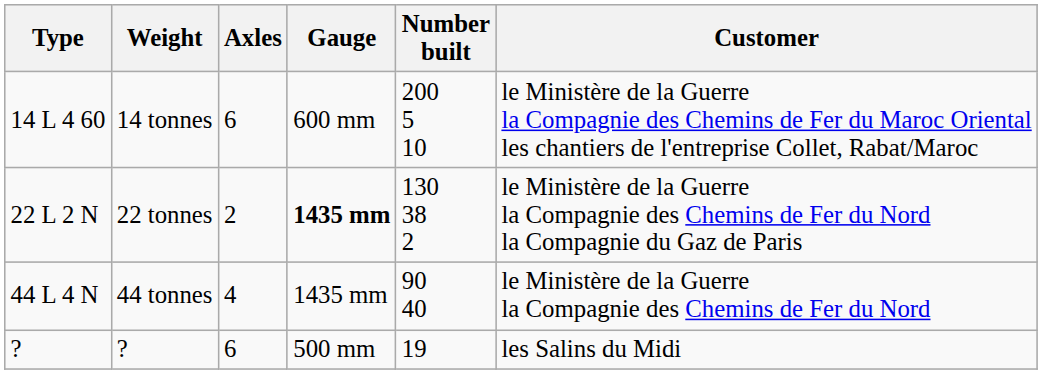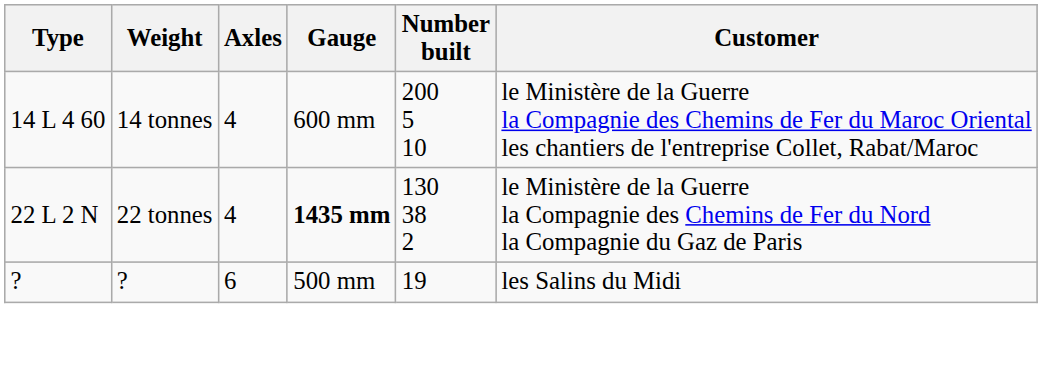(230, 119) 6 -> (230, 119) 4
(230, 214) 2 -> (230, 214) 4
- row: (54, 295)
